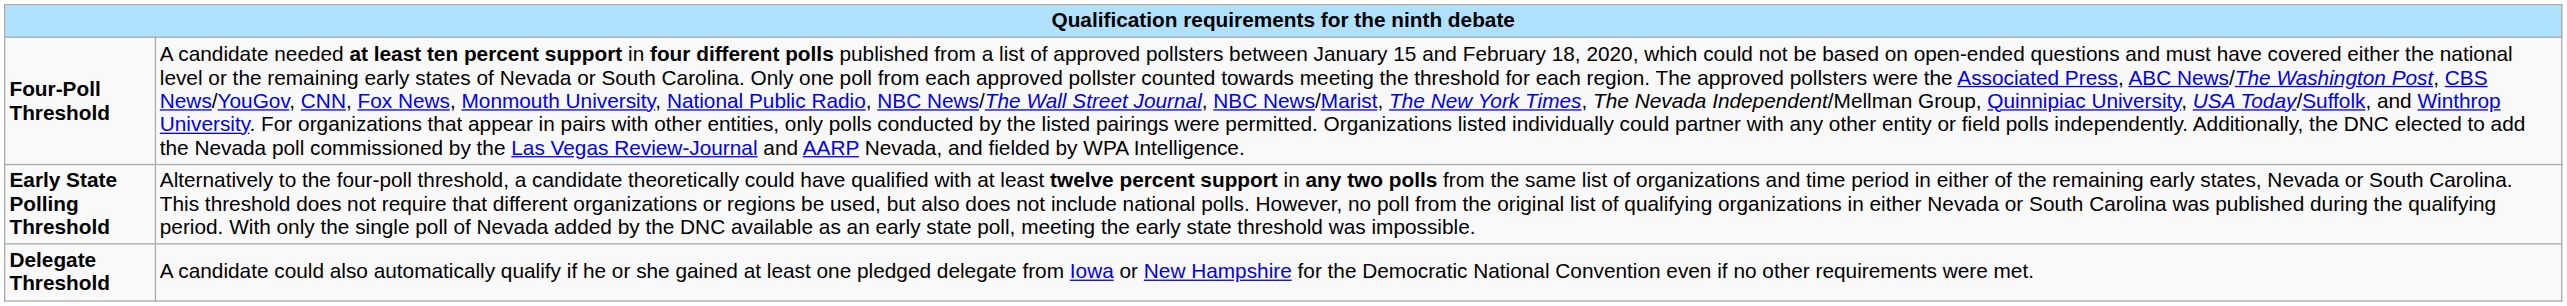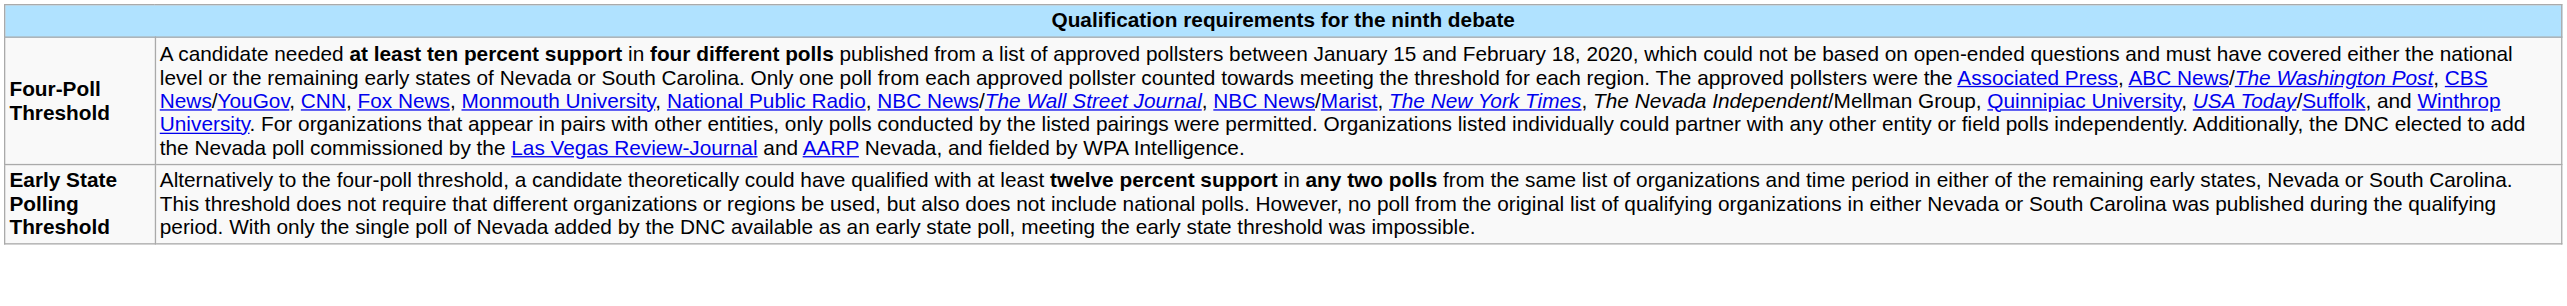- row: (60, 272)
